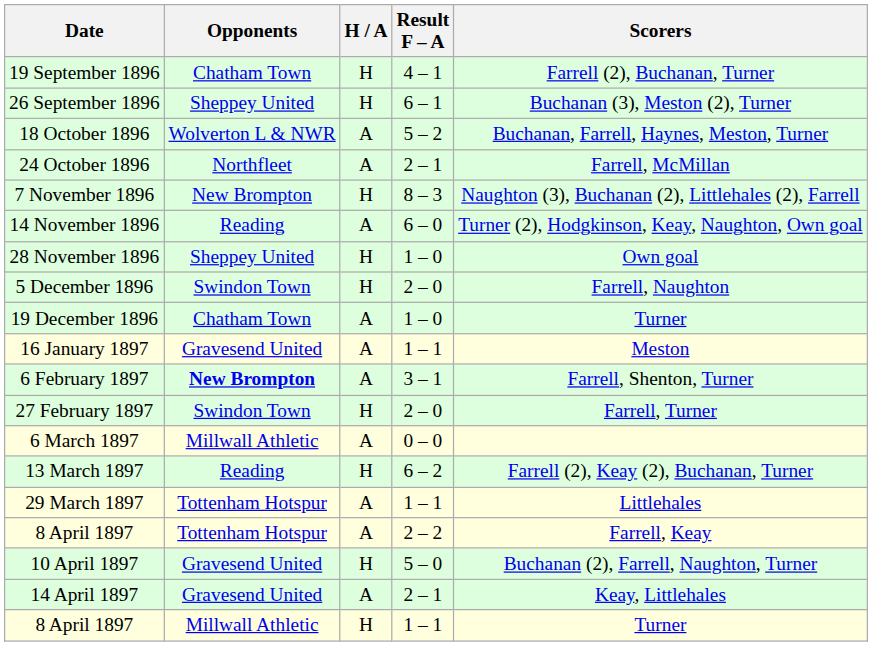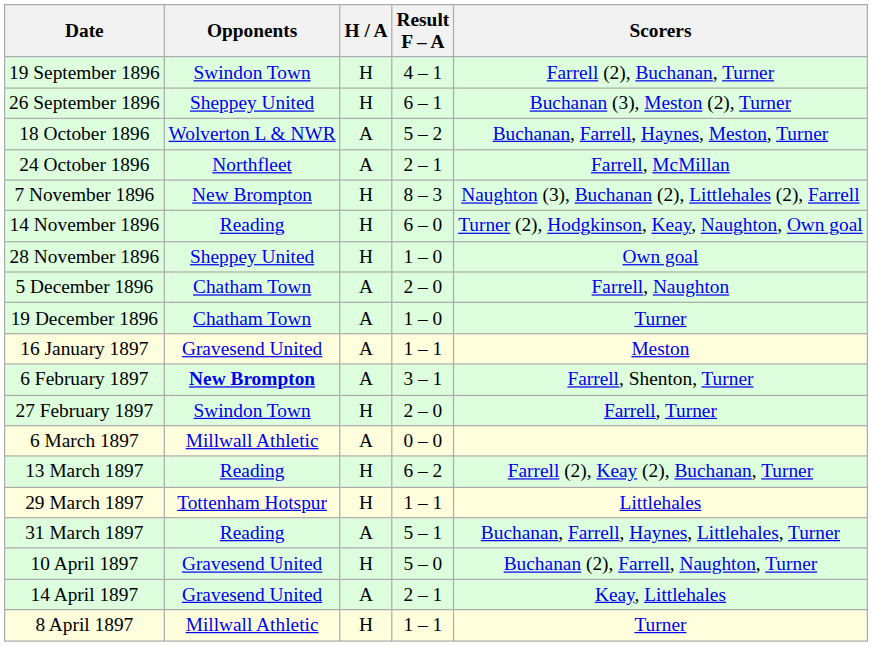(252, 72) Chatham Town -> (252, 72) Swindon Town
(366, 225) A -> (366, 225) H
(252, 287) Swindon Town -> (252, 287) Chatham Town
(366, 287) H -> (366, 287) A
(366, 502) A -> (366, 502) H
+ row: (84, 532)
- row: (84, 532)
